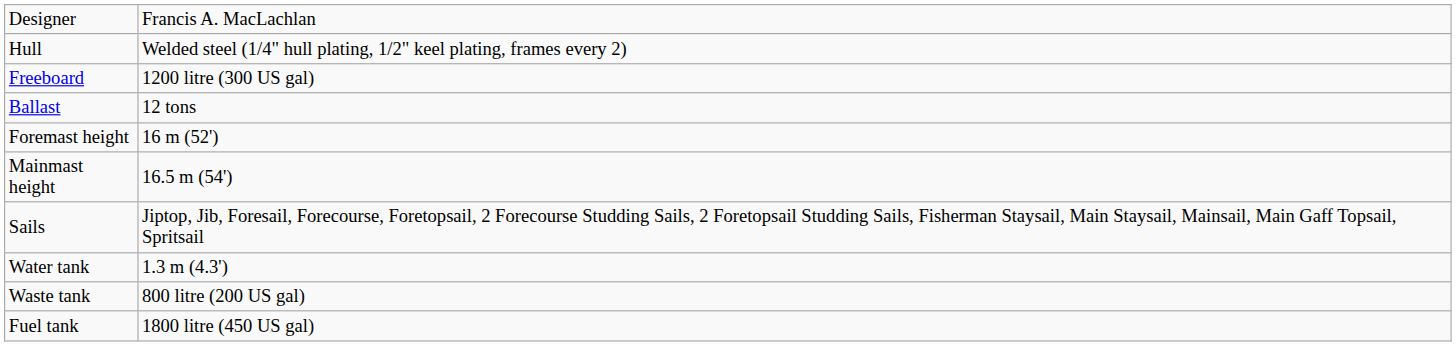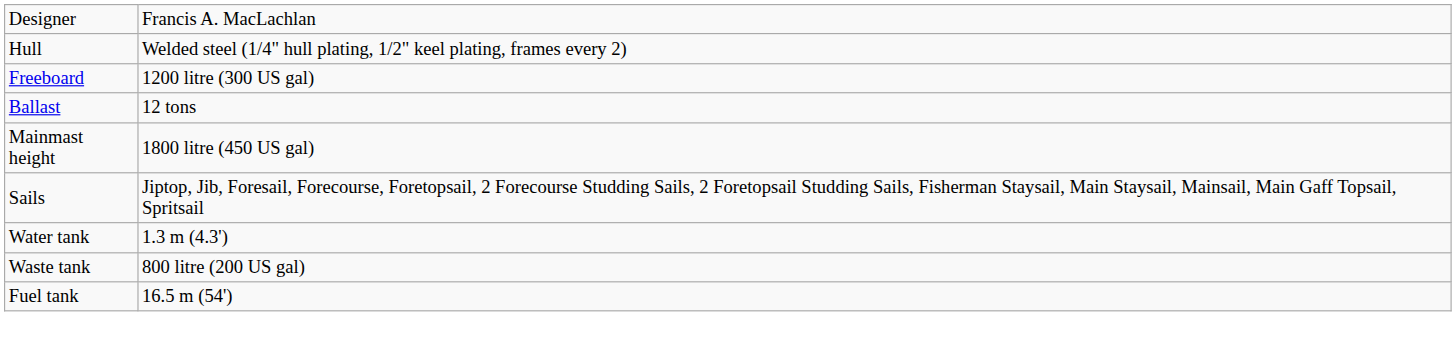- row: (69, 136)
(187, 176) 16.5 m (54') -> (228, 147) 1800 litre (450 US gal)
(228, 325) 1800 litre (450 US gal) -> (187, 296) 16.5 m (54')
